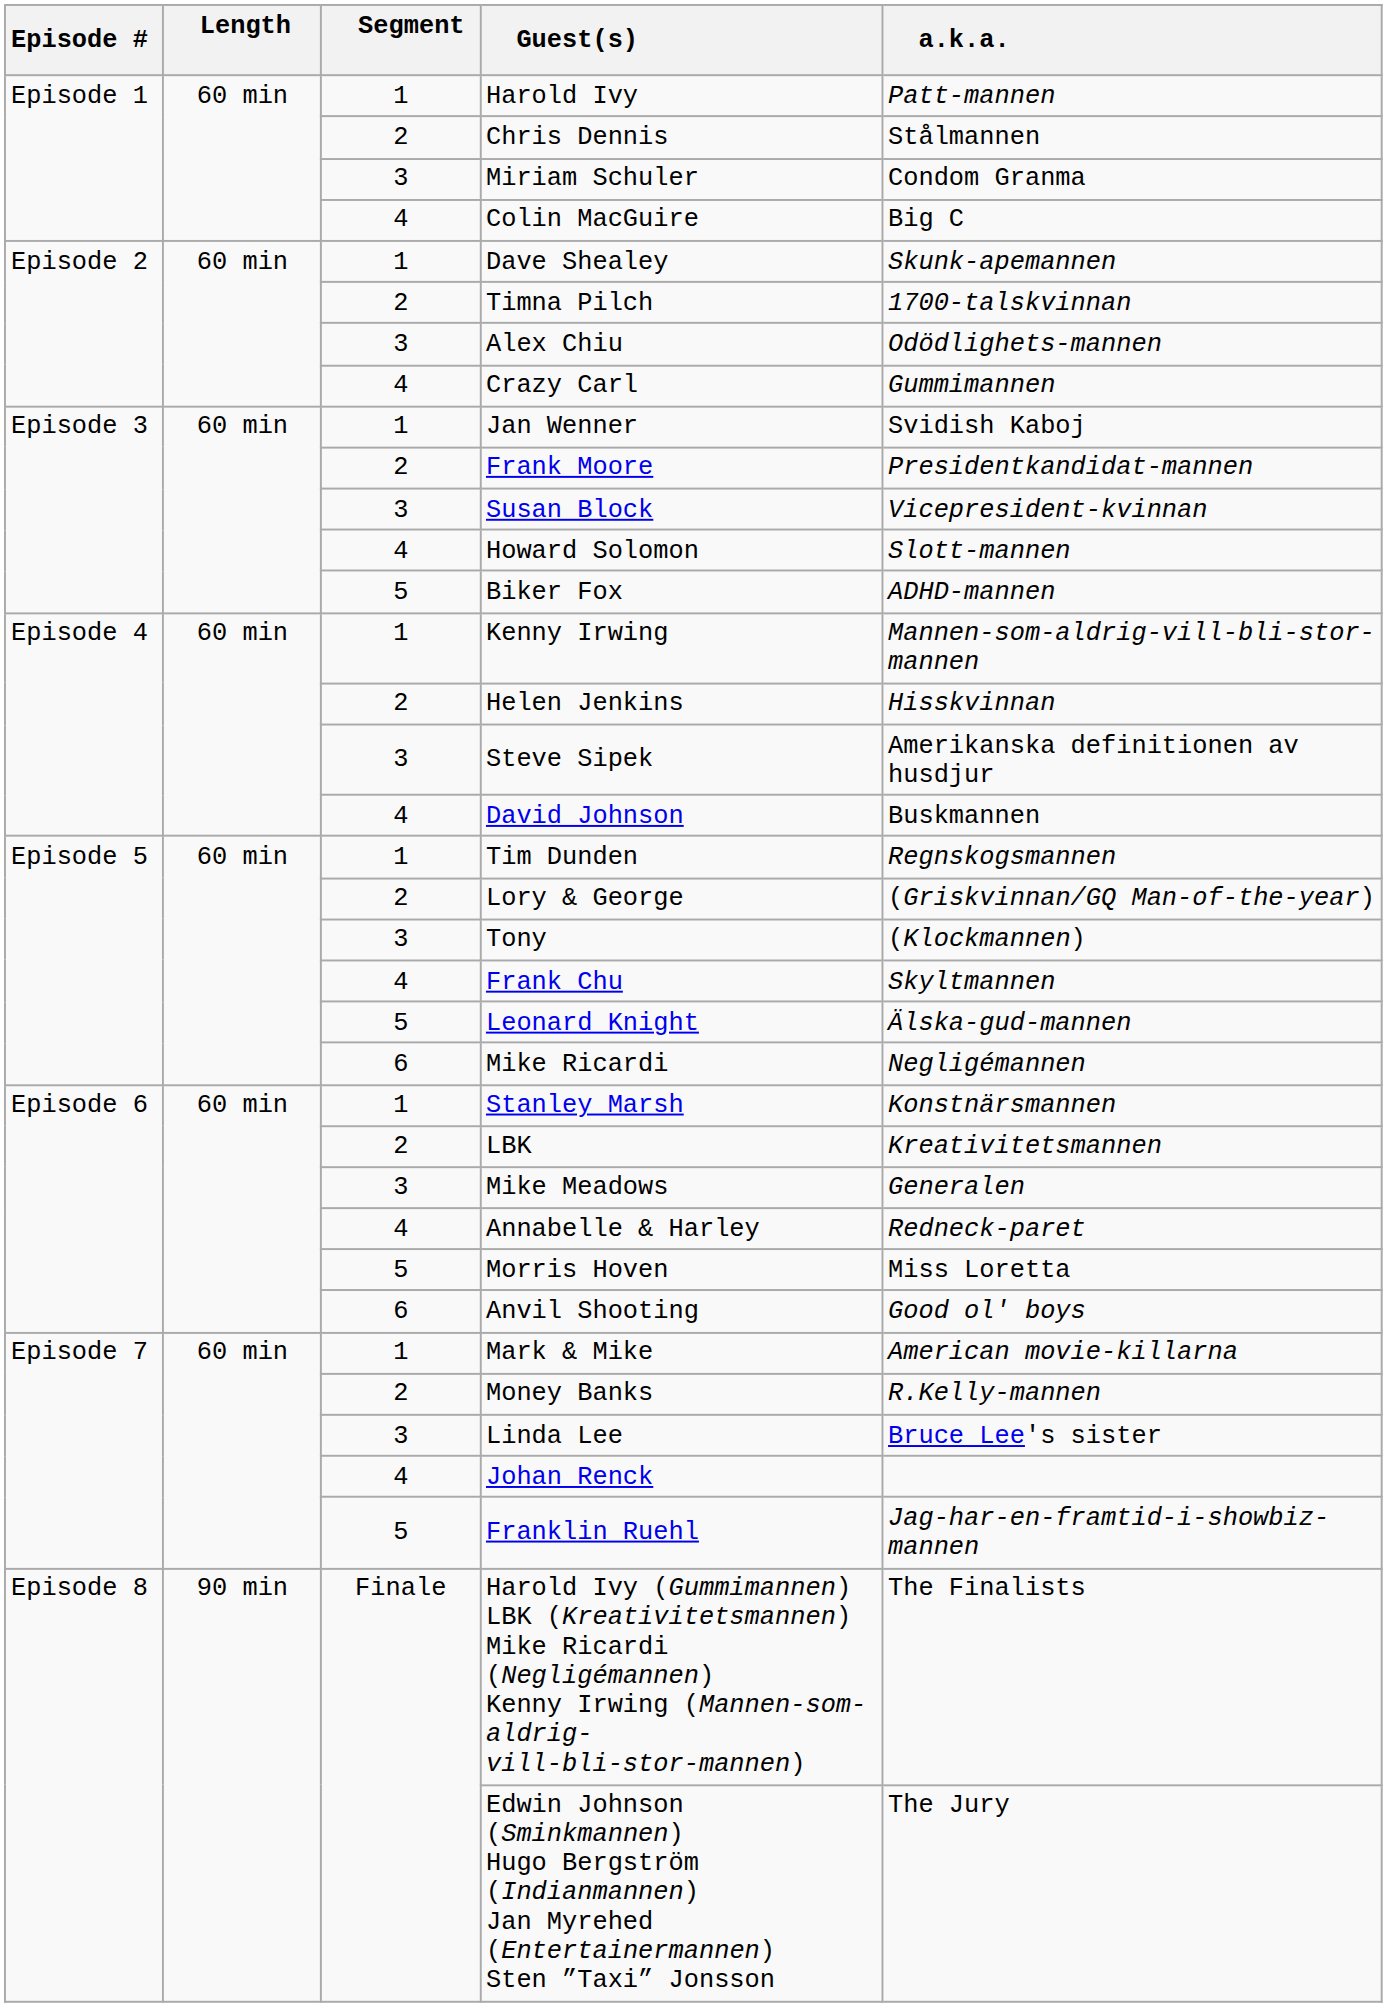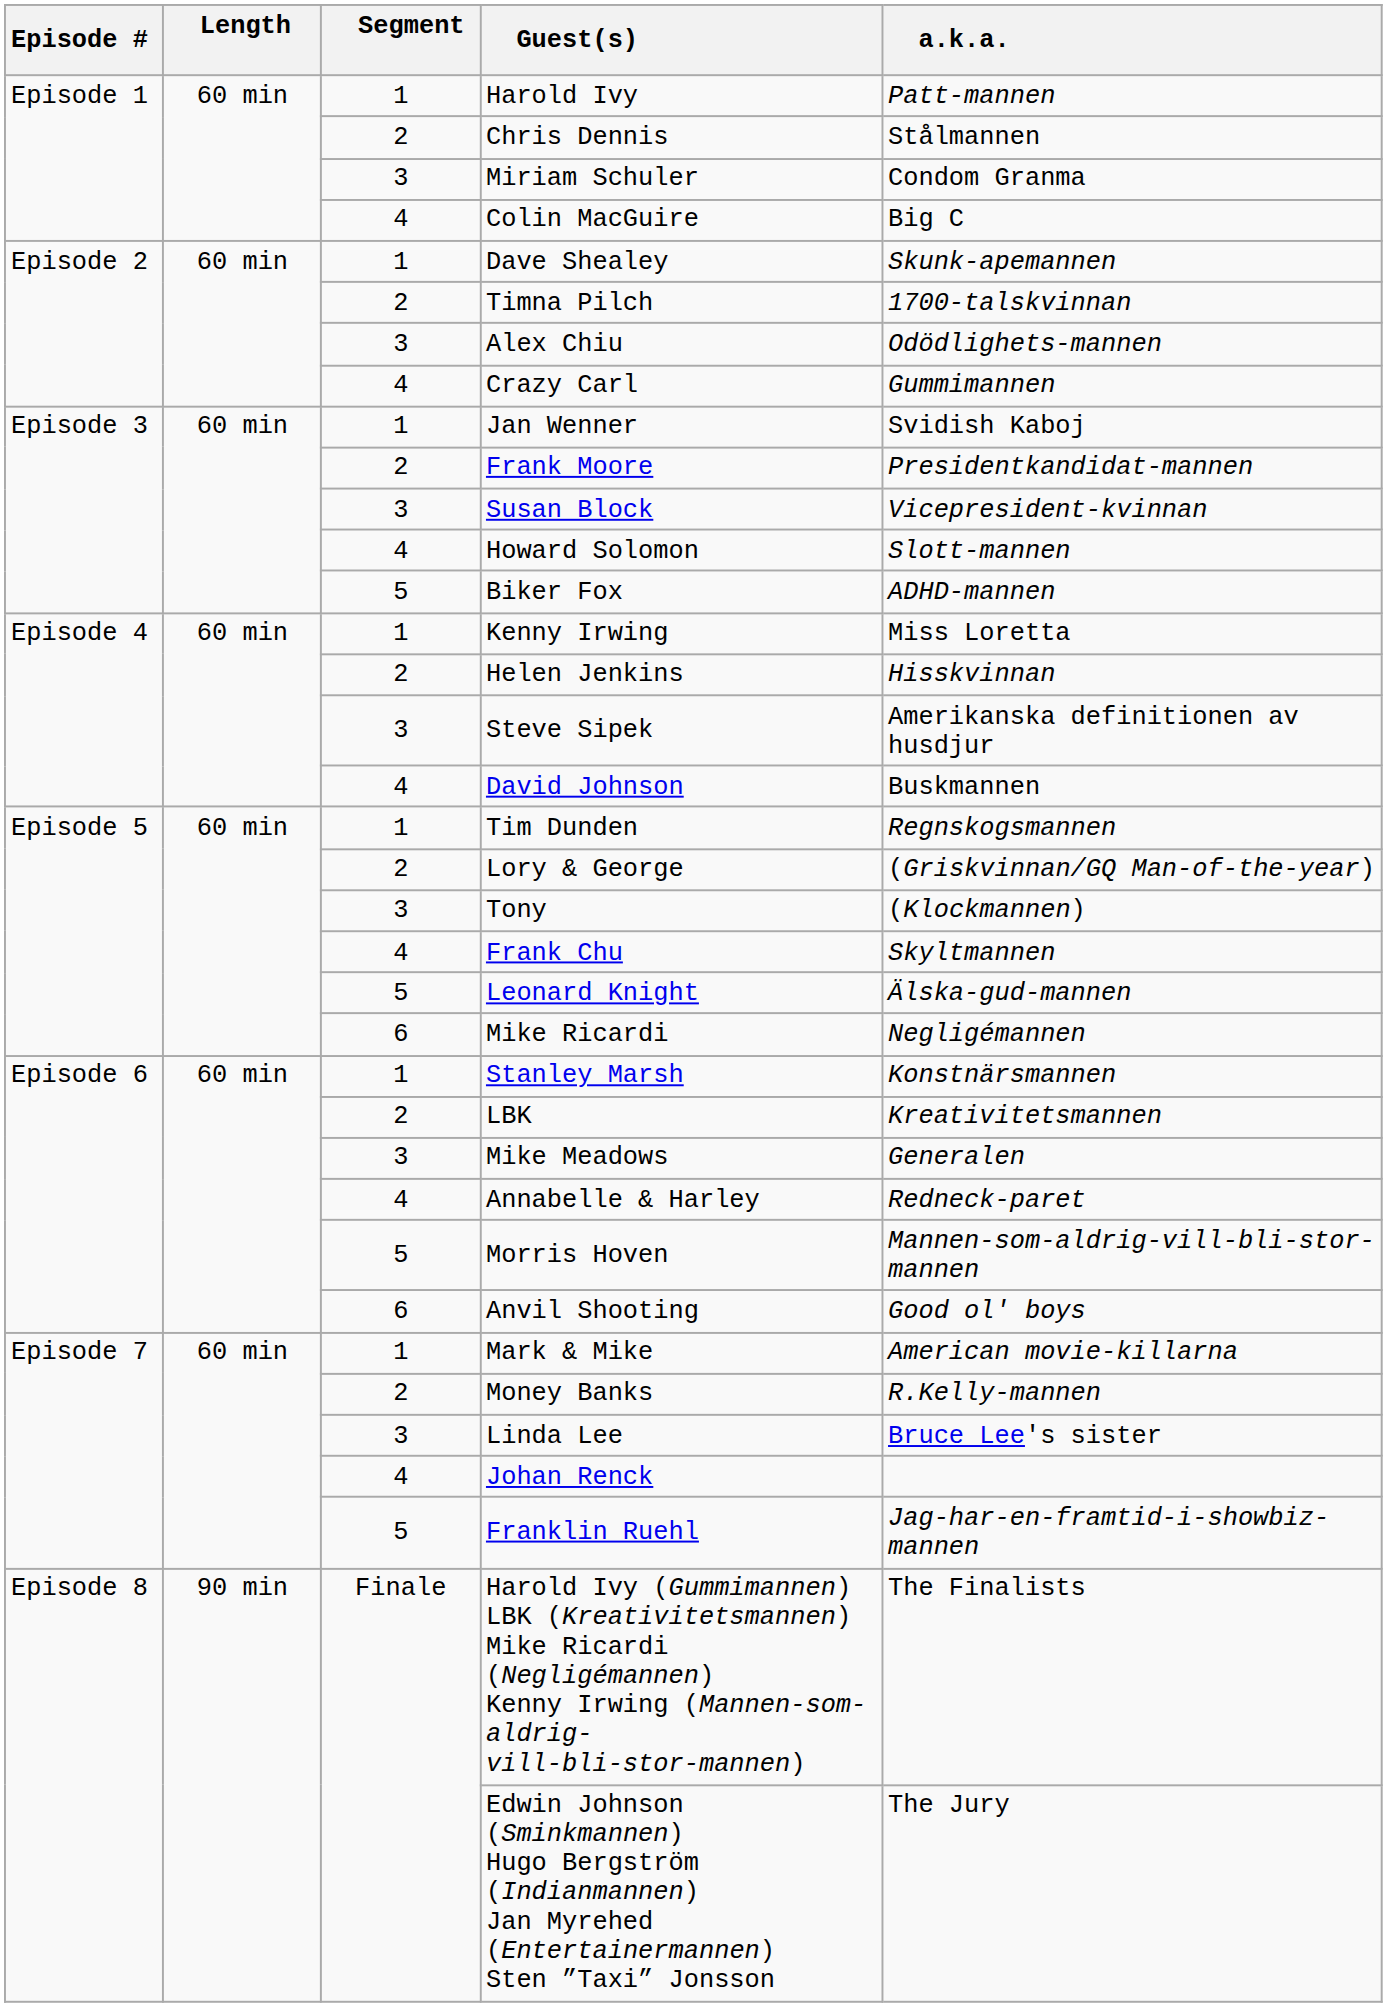(1131, 648) Mannen-som-aldrig-vill-bli-stor-mannen -> (979, 633) Miss Loretta
(979, 1270) Miss Loretta -> (1131, 1256) Mannen-som-aldrig-vill-bli-stor-mannen
